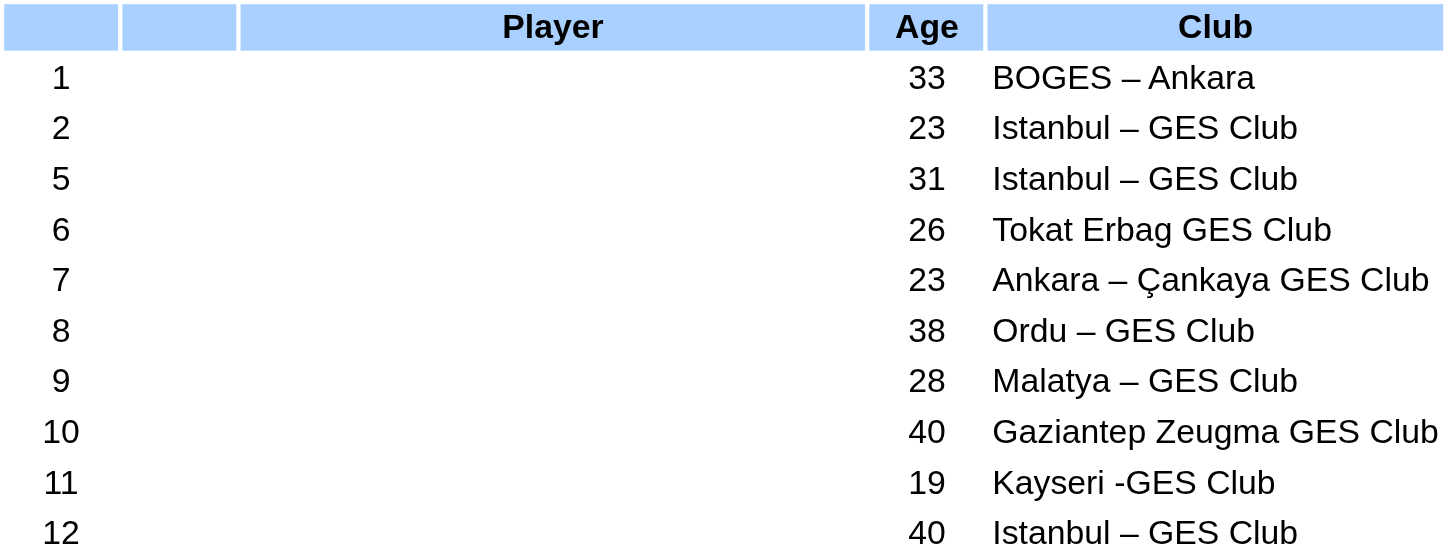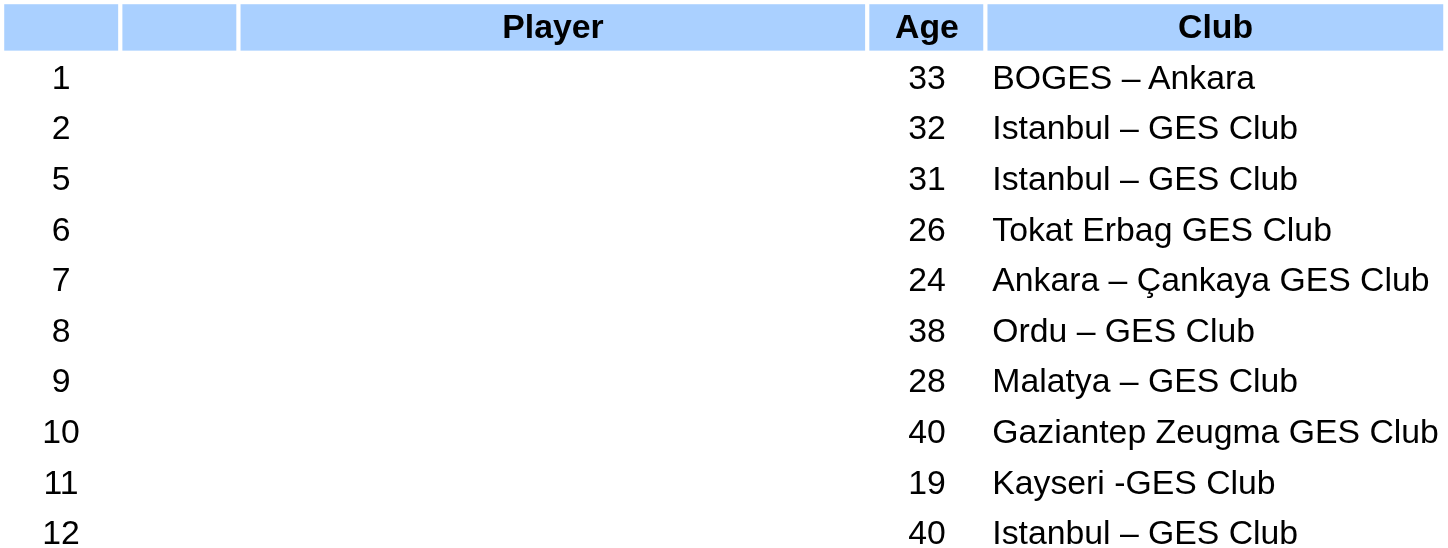(927, 128) 23 -> (927, 128) 32
(927, 280) 23 -> (927, 280) 24
